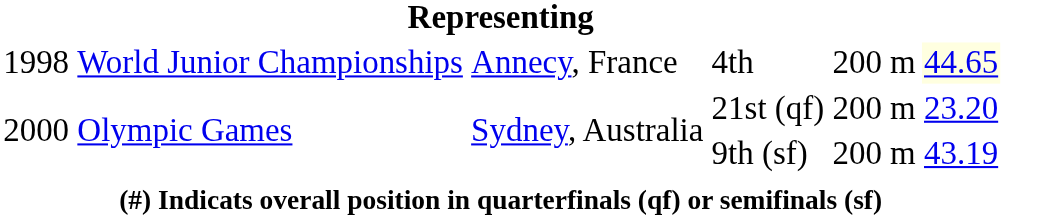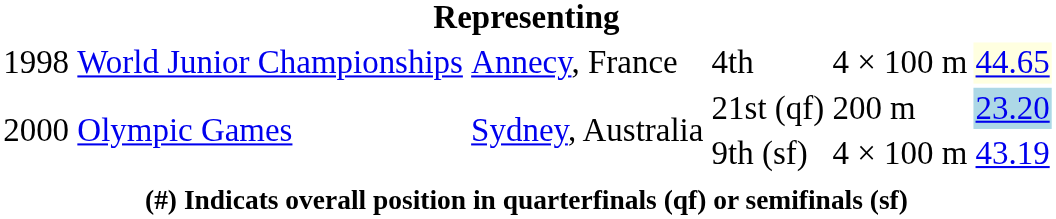(874, 62) 200 m -> (900, 62) 4 × 100 m
(961, 107) no background -> (1013, 107) lightblue background
(874, 153) 200 m -> (900, 153) 4 × 100 m
